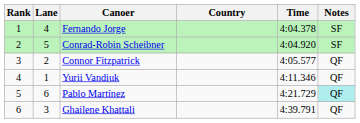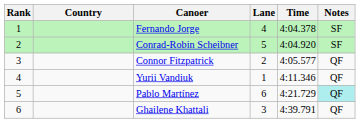columns swapped: (46, 12) <-> (227, 12)
